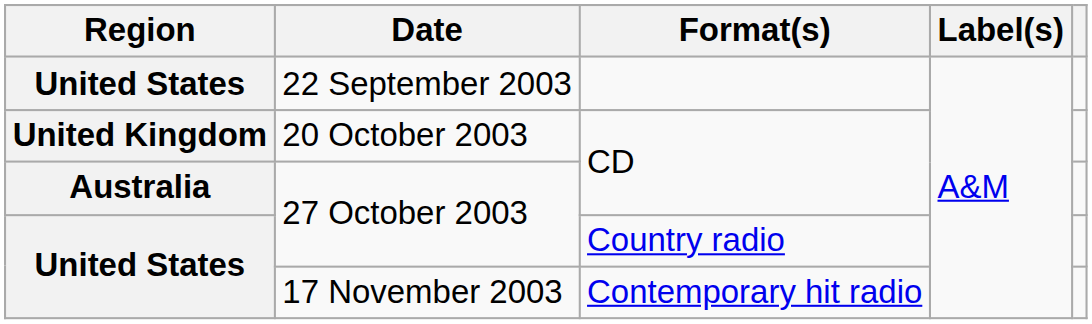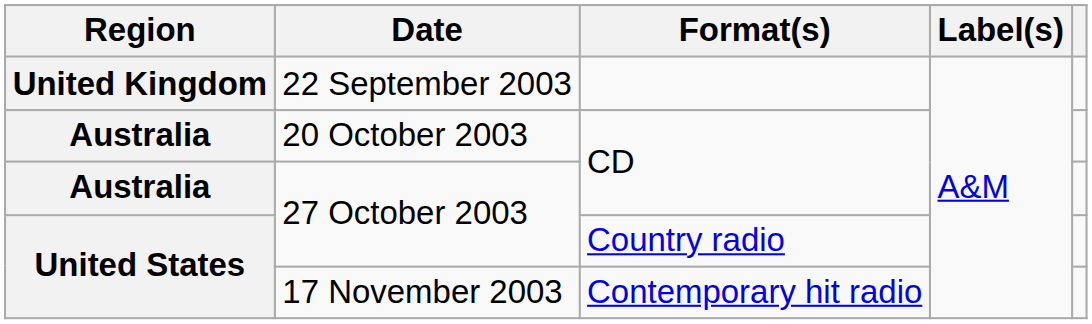(140, 82) United States -> (140, 82) United Kingdom
(140, 135) United Kingdom -> (140, 135) Australia
